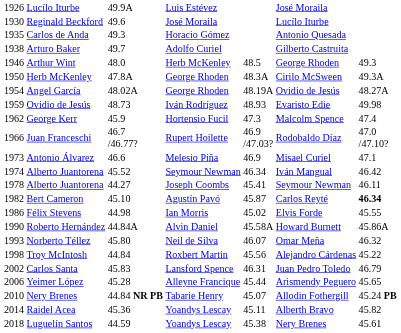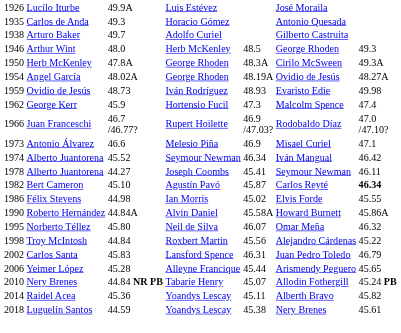- row: (65, 21)
(14, 240) 1993 -> (14, 226) 1995
